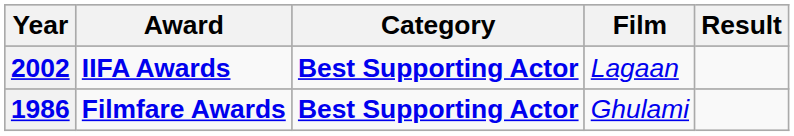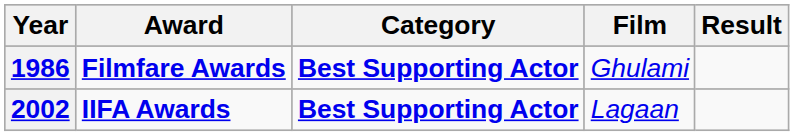rows swapped: (40, 109) <-> (40, 67)
